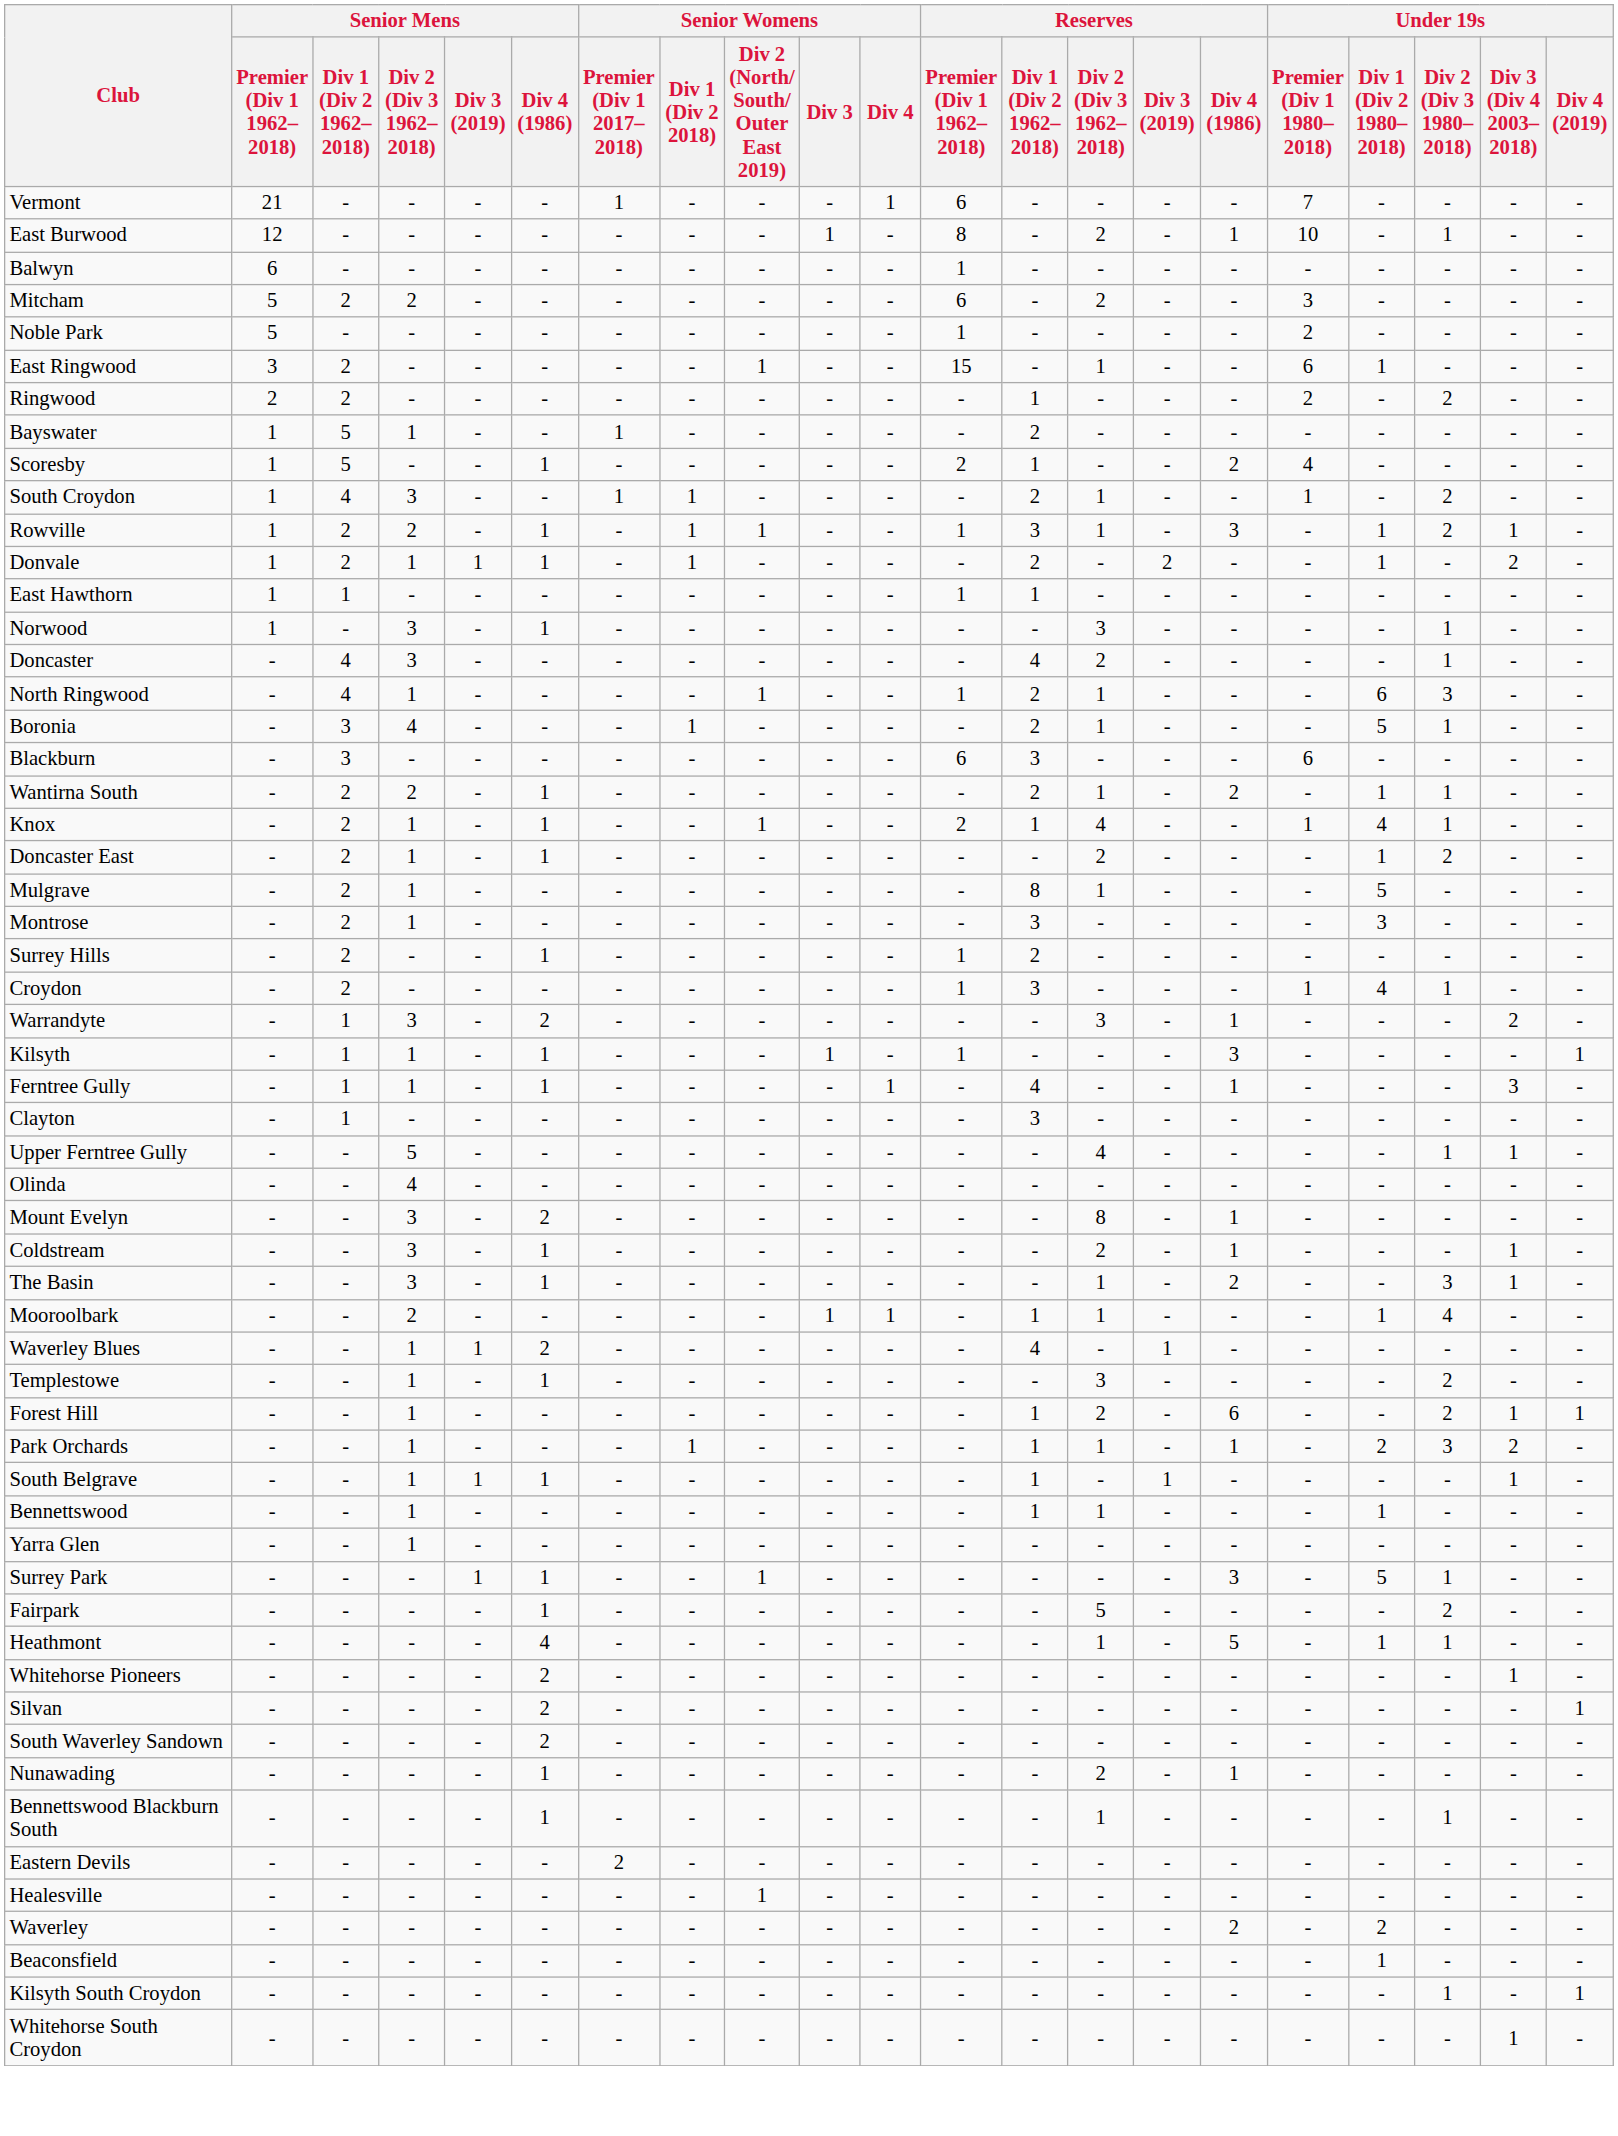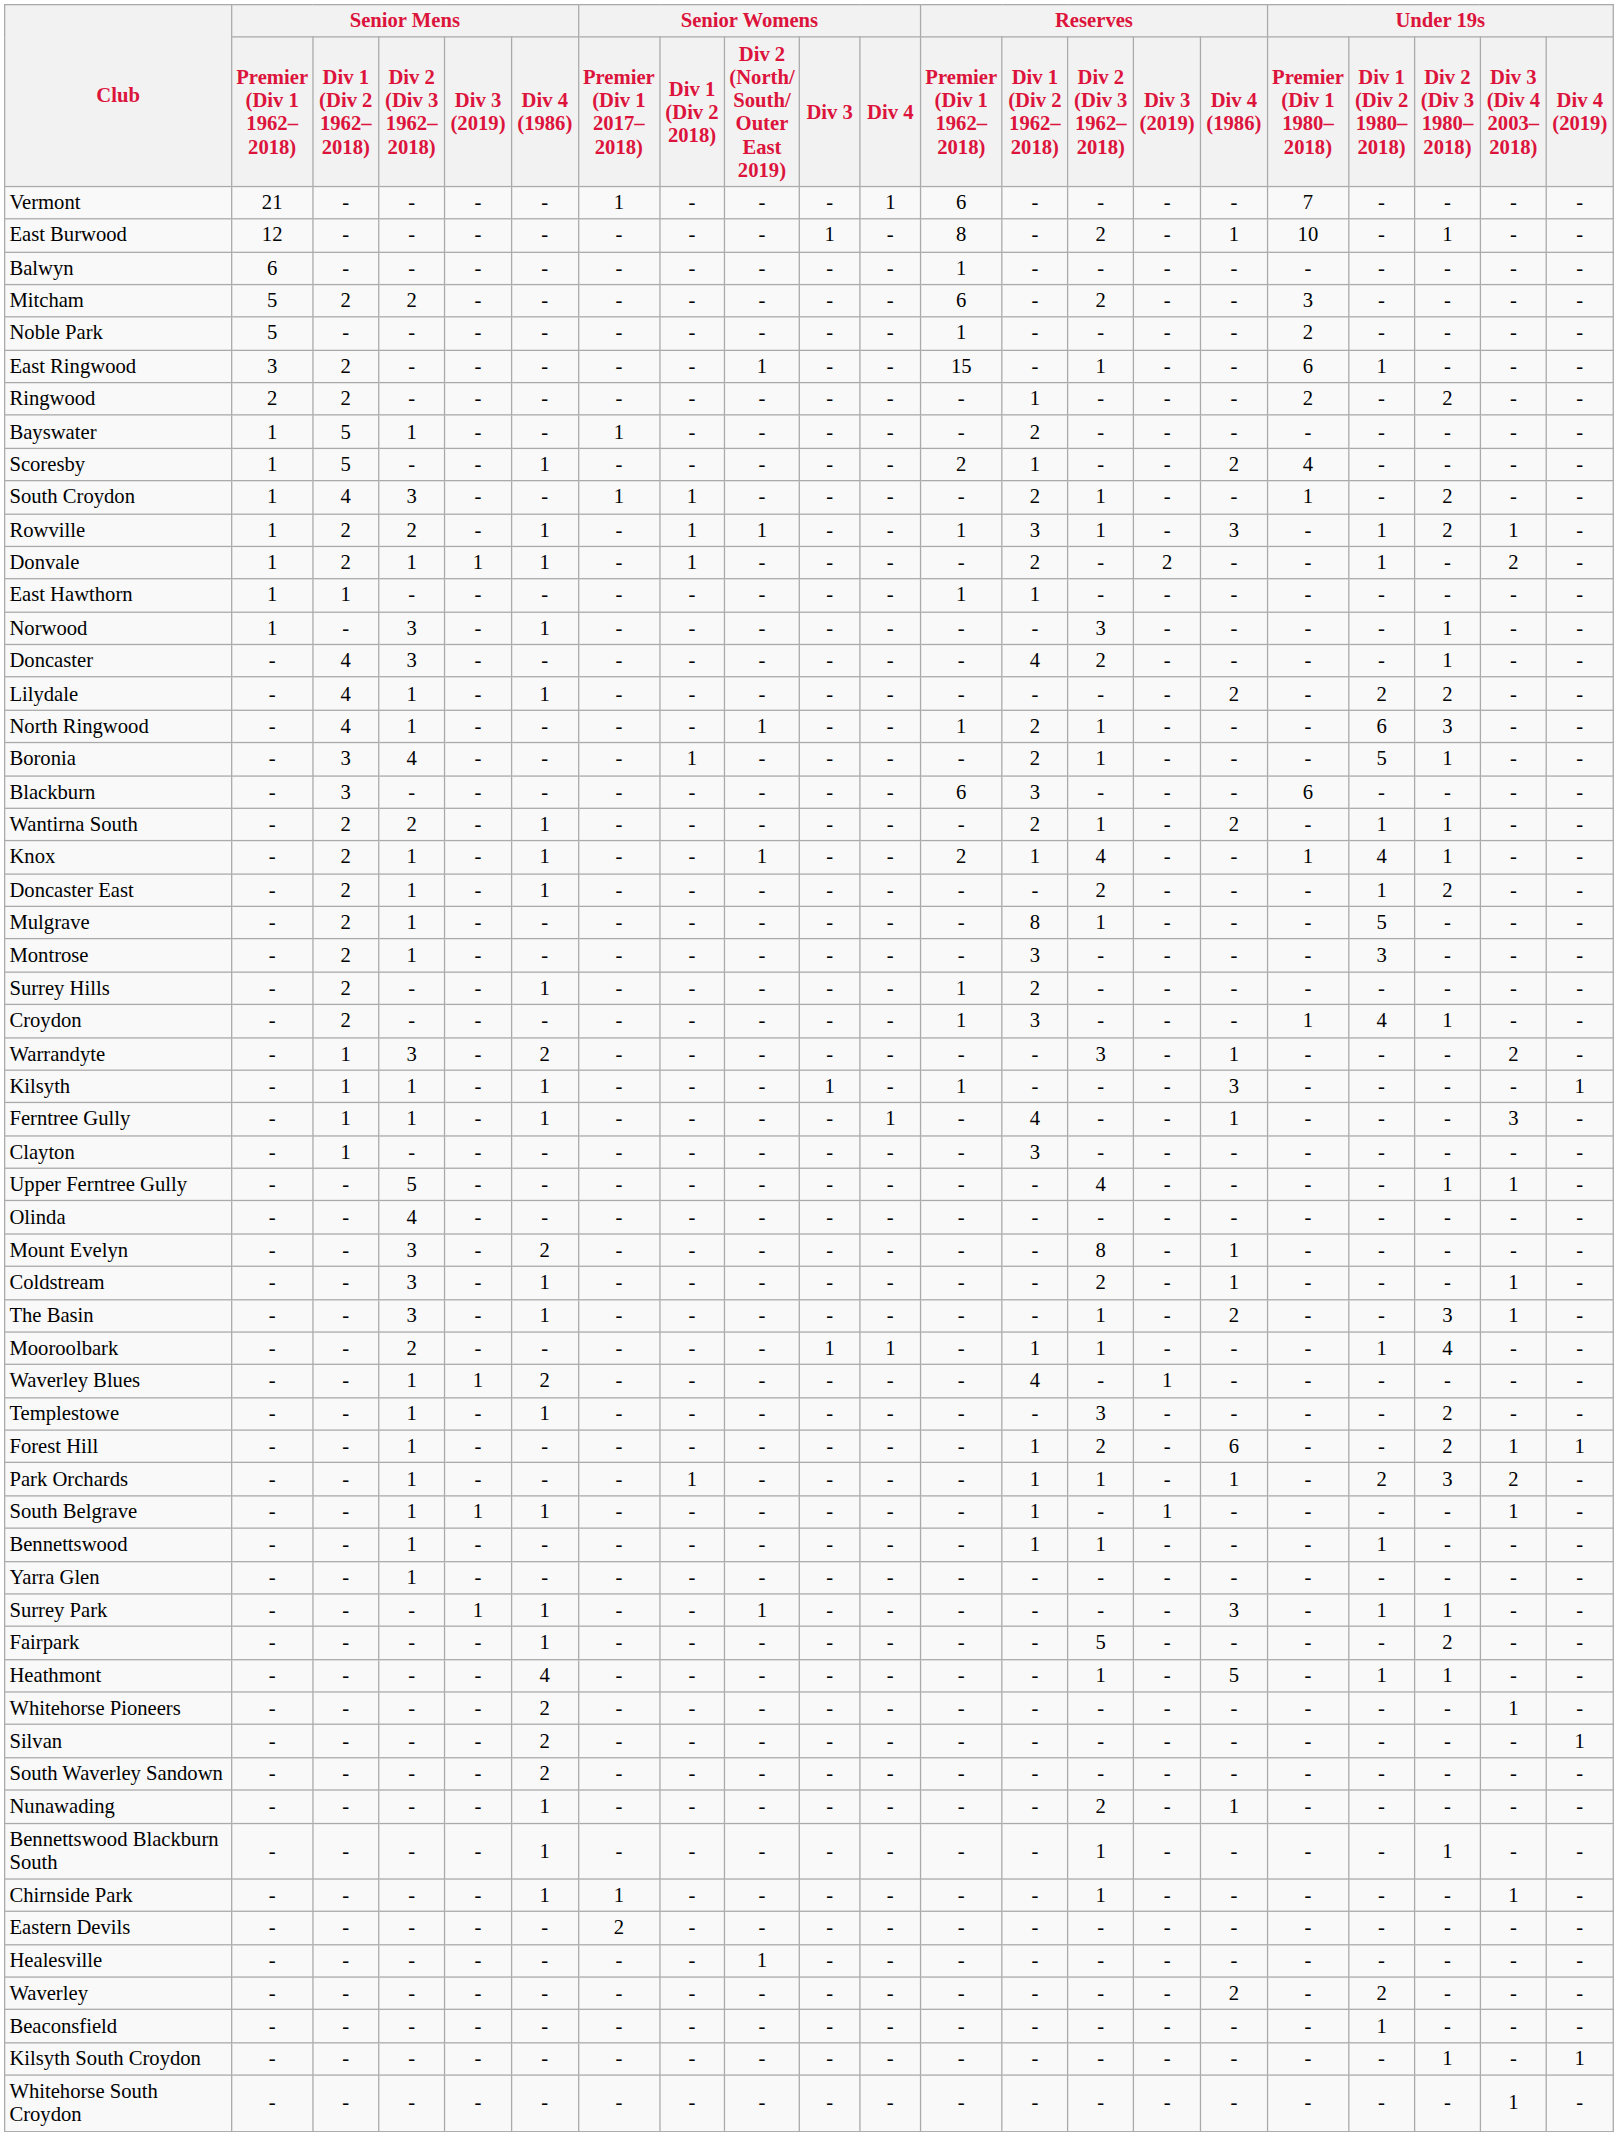+ row: (44, 693)
(1382, 1577) 5 -> (1382, 1609) 1
+ row: (71, 1895)
